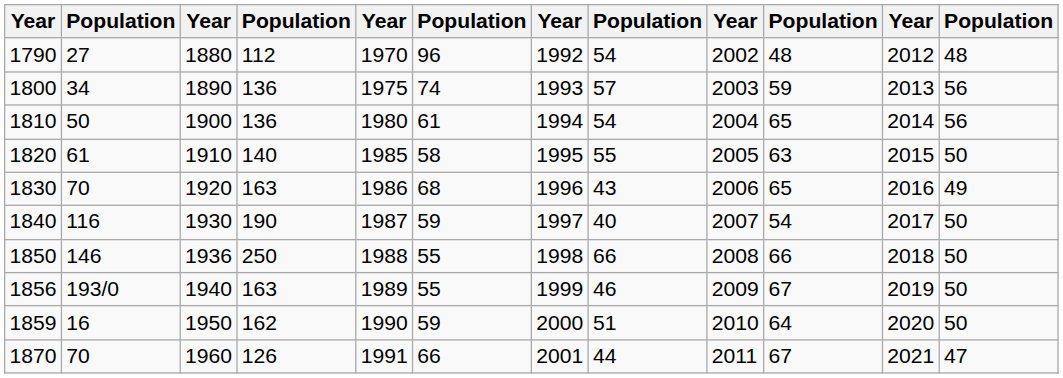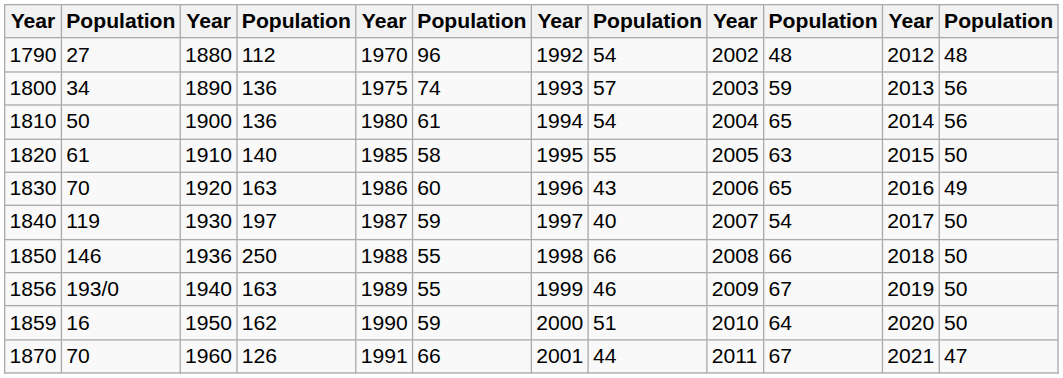(429, 188) 68 -> (429, 188) 60
(83, 222) 116 -> (83, 222) 119
(259, 222) 190 -> (259, 222) 197
